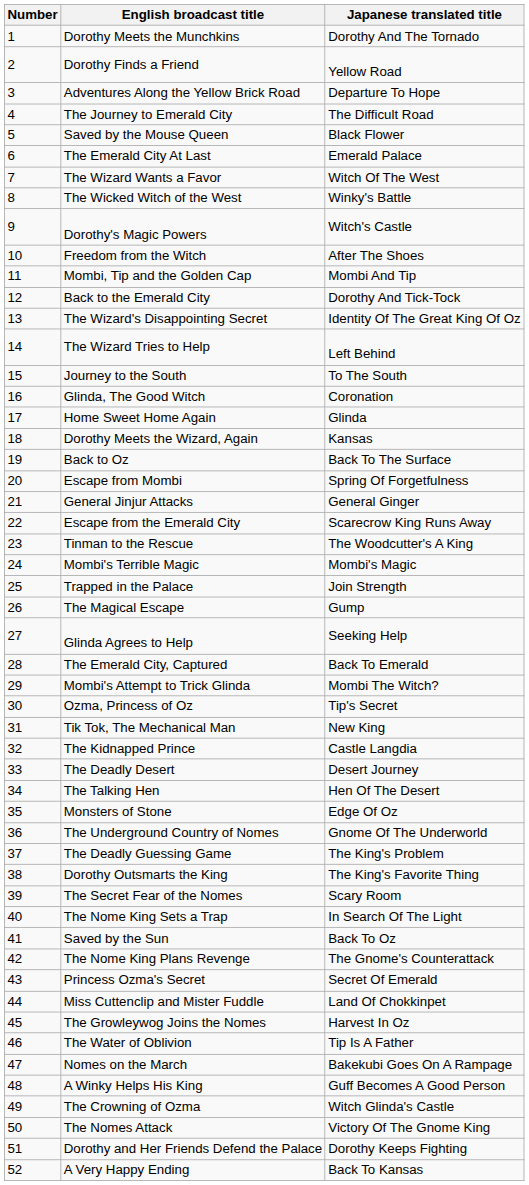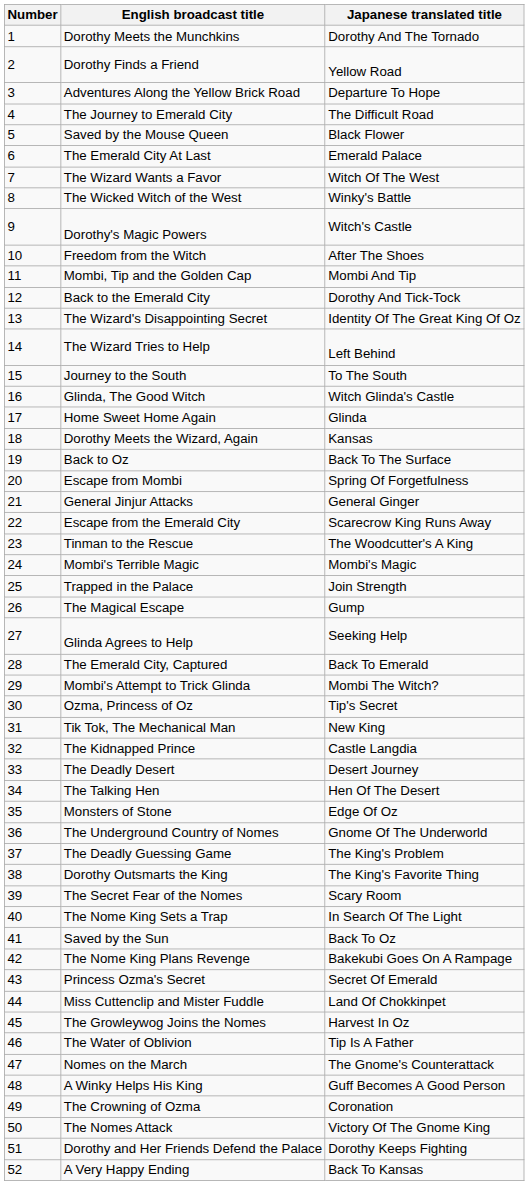(361, 396) Coronation -> (391, 396) Witch Glinda's Castle
(411, 959) The Gnome's Counterattack -> (420, 959) Bakekubi Goes On A Rampage
(420, 1064) Bakekubi Goes On A Rampage -> (411, 1064) The Gnome's Counterattack
(391, 1106) Witch Glinda's Castle -> (361, 1106) Coronation
